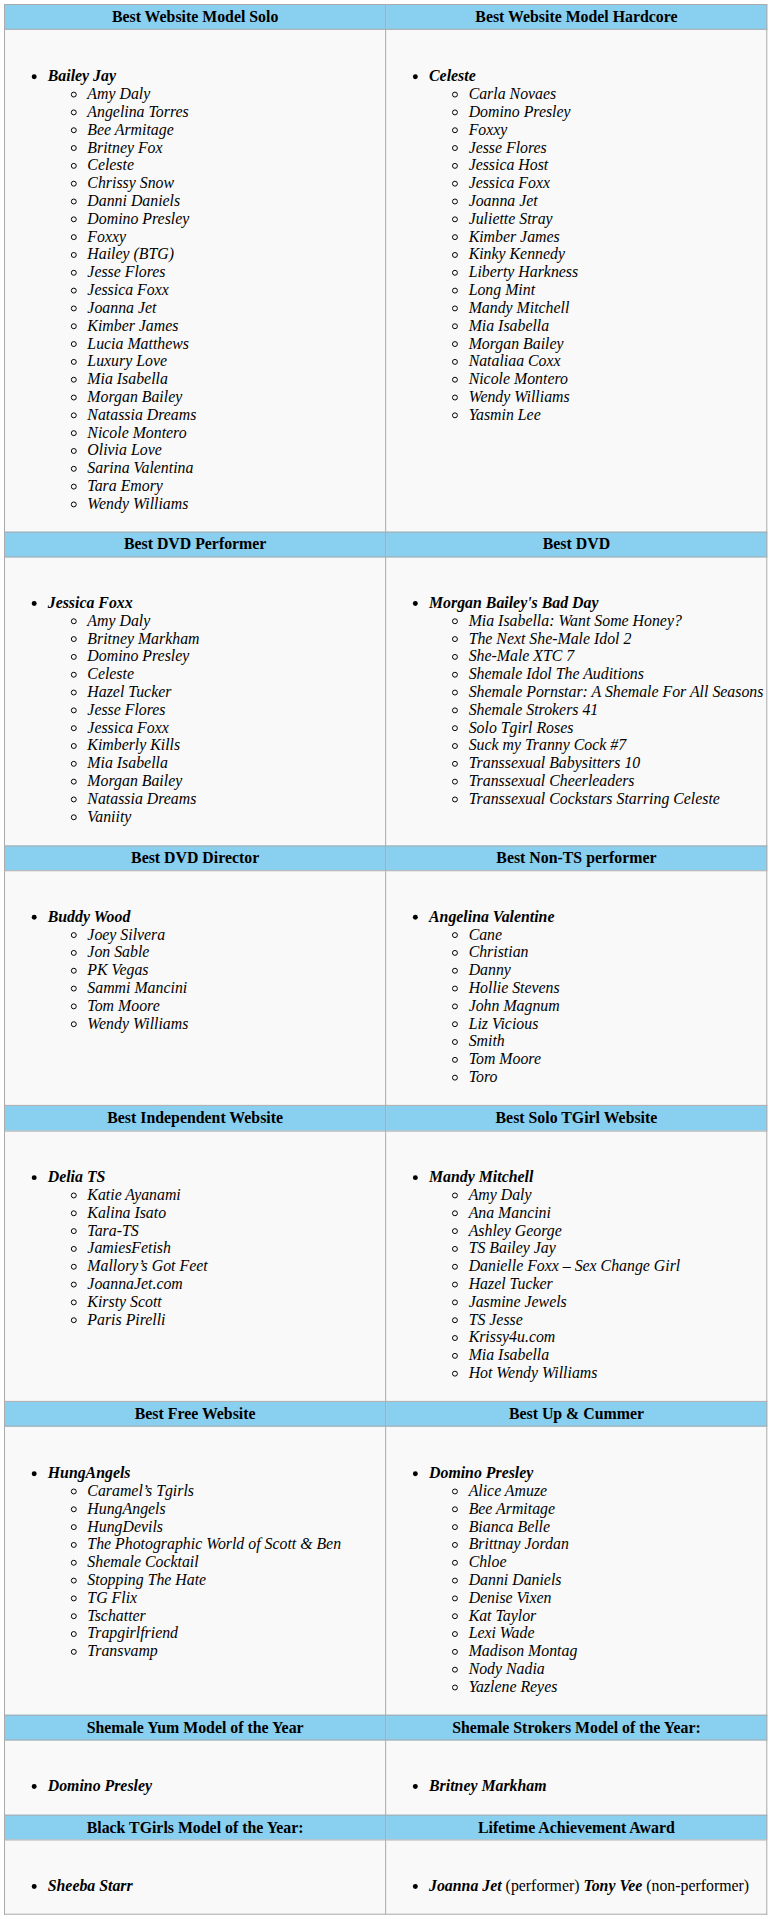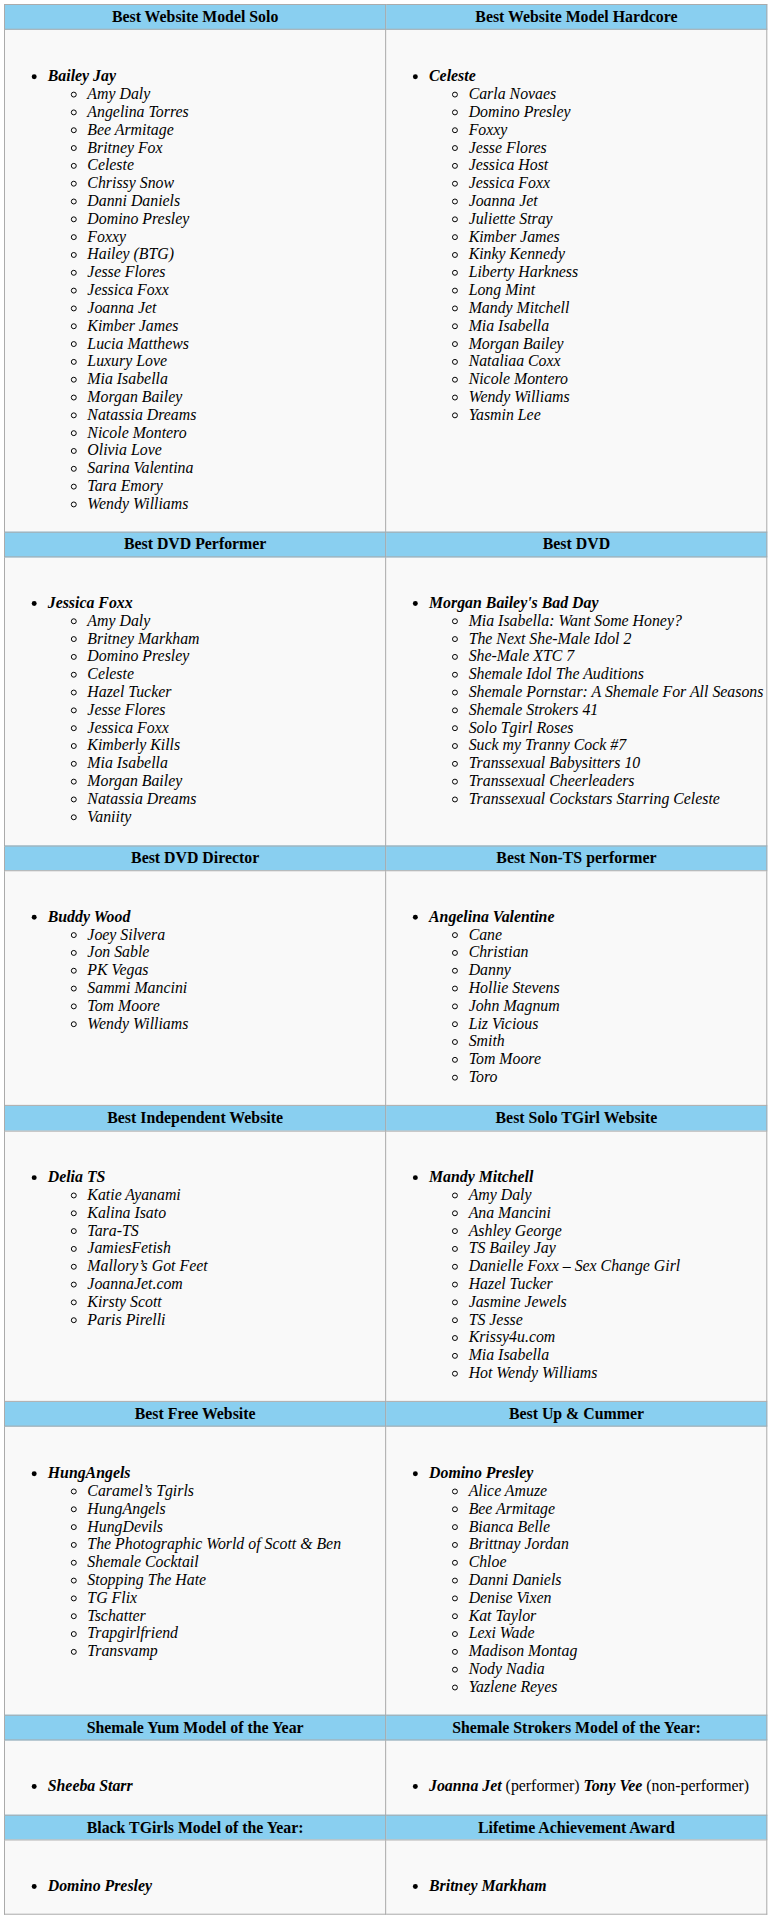rows swapped: (195, 1786) <-> (195, 1886)
